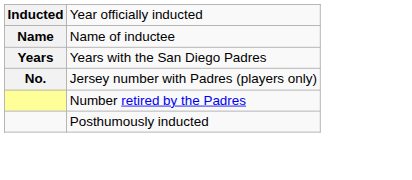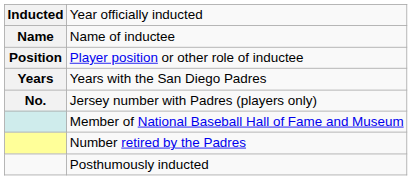+ row: (187, 57)
+ row: (237, 121)
